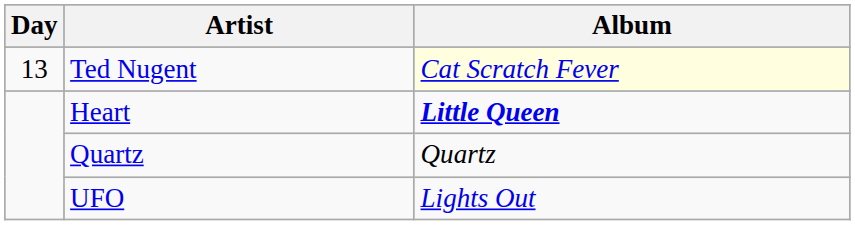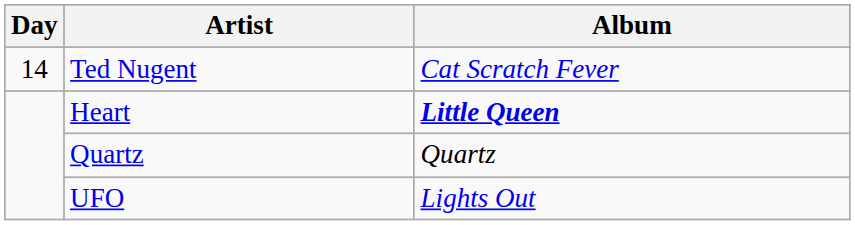(34, 68) 13 -> (34, 68) 14
(520, 68) lightyellow background -> (520, 68) no background
